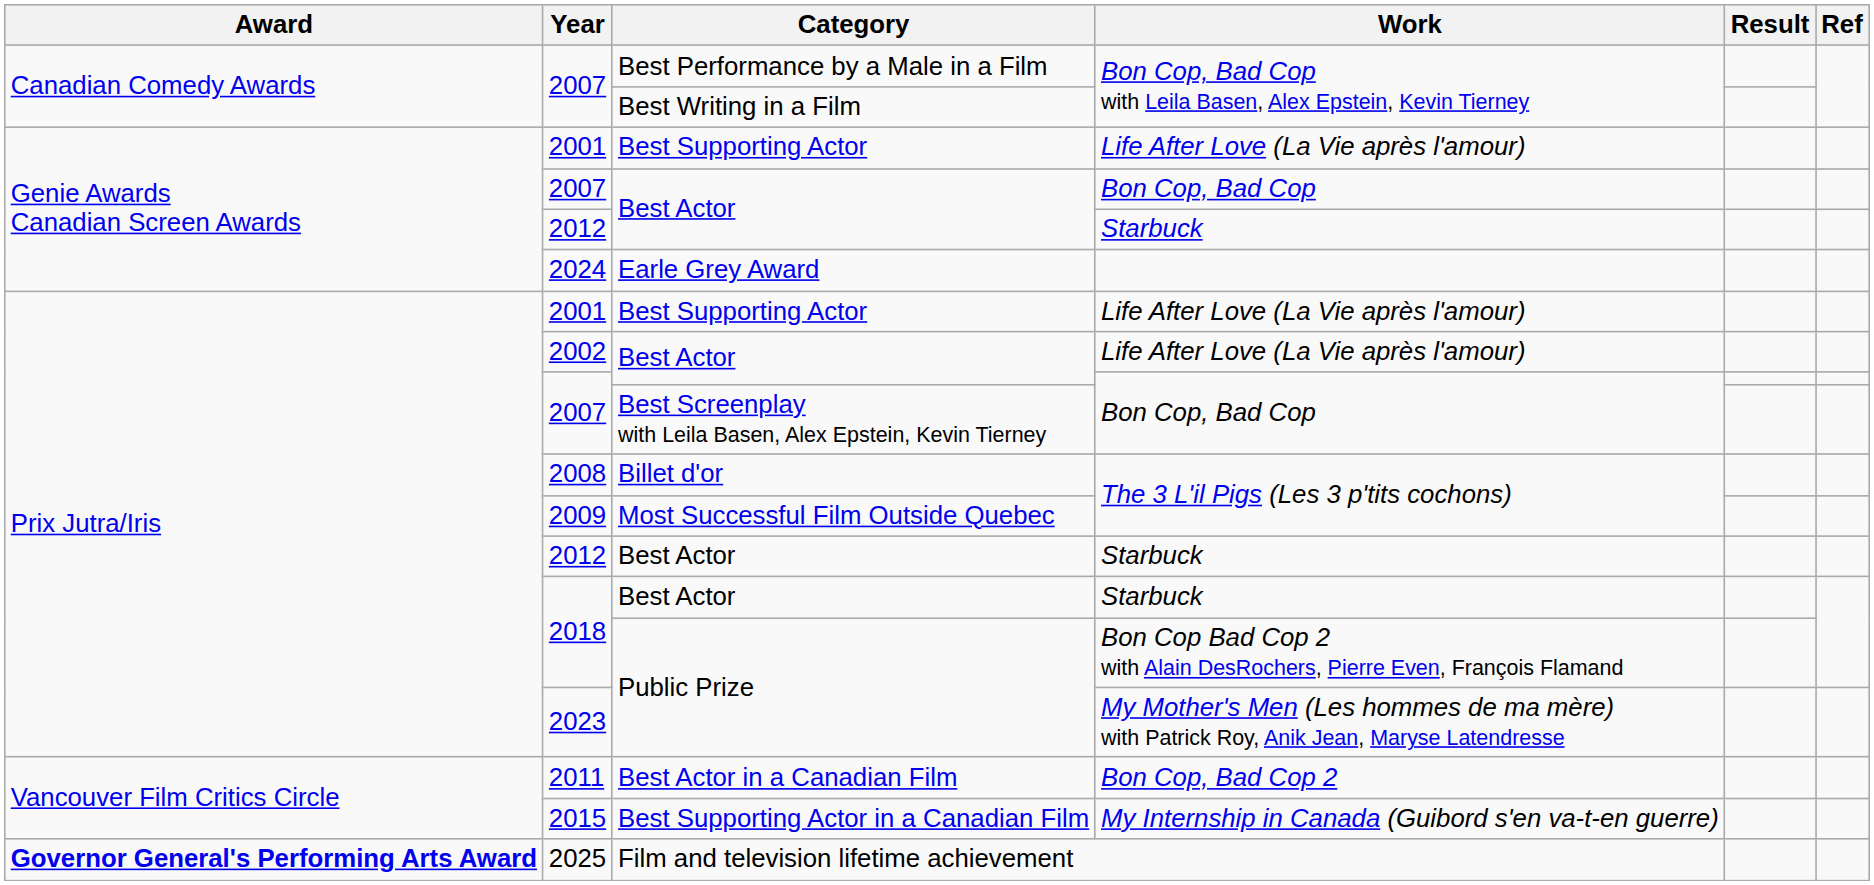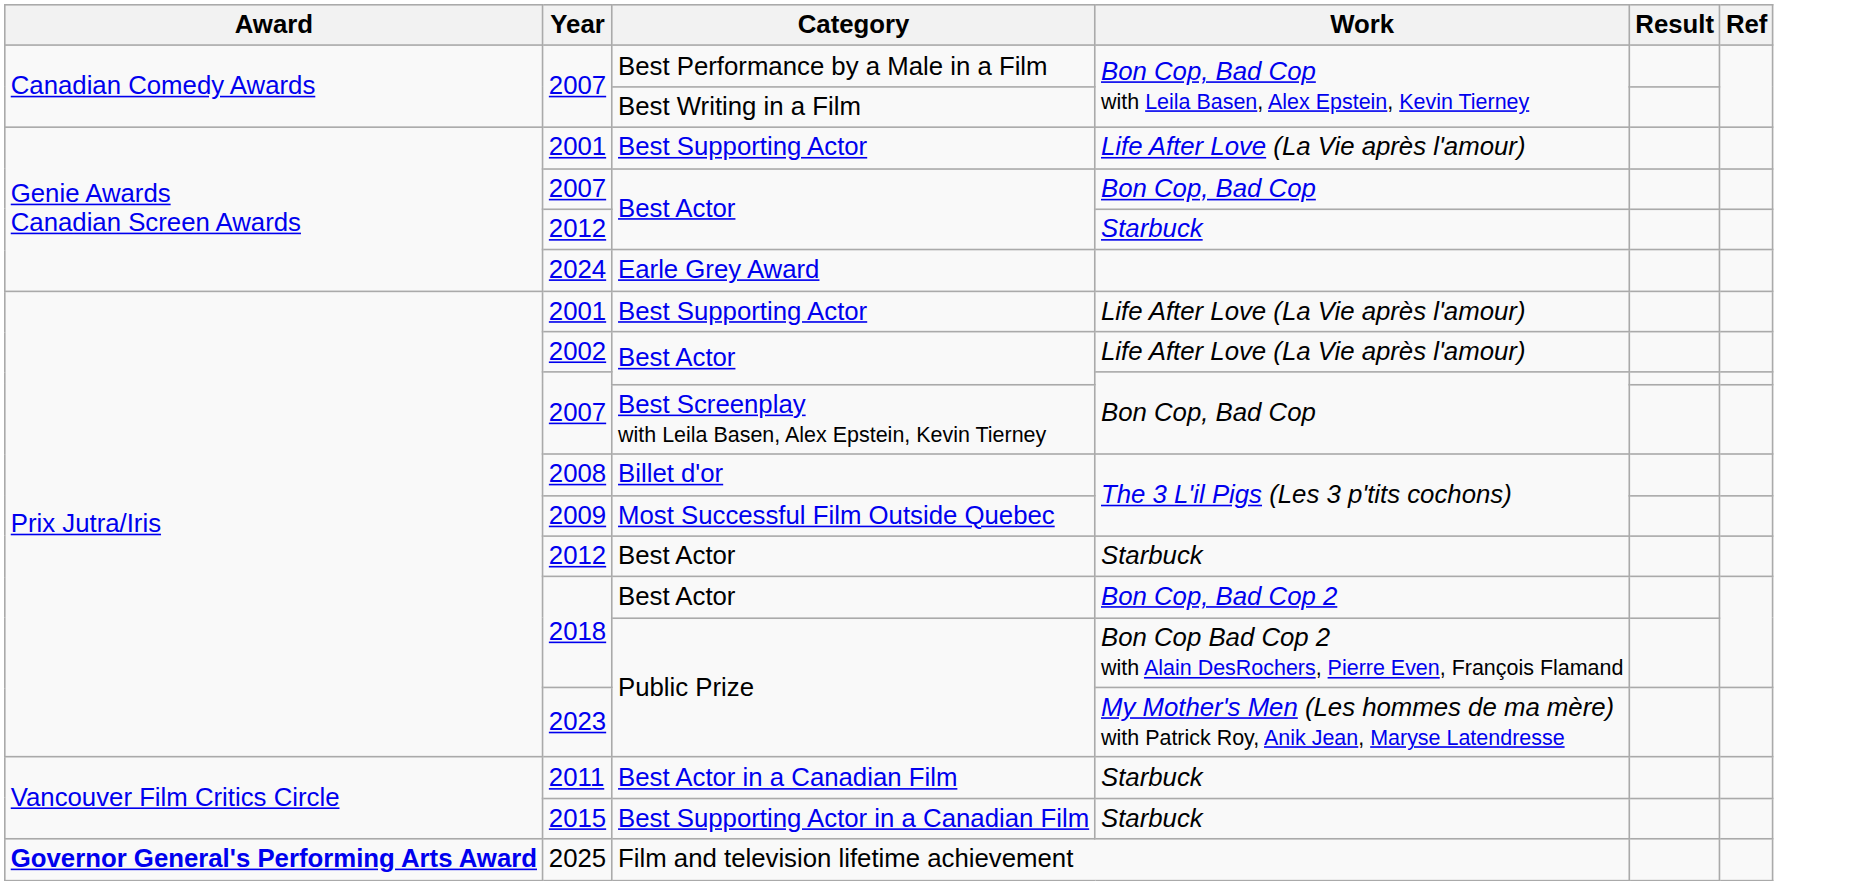(1152, 596) Starbuck -> (1219, 596) Bon Cop, Bad Cop 2
(1219, 777) Bon Cop, Bad Cop 2 -> (1152, 777) Starbuck
(1410, 818) My Internship in Canada (Guibord s'en va-t-en guerre) -> (1152, 818) Starbuck
